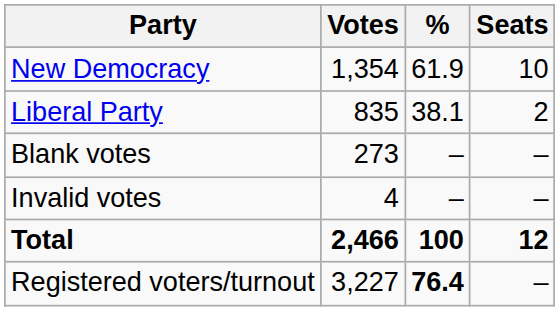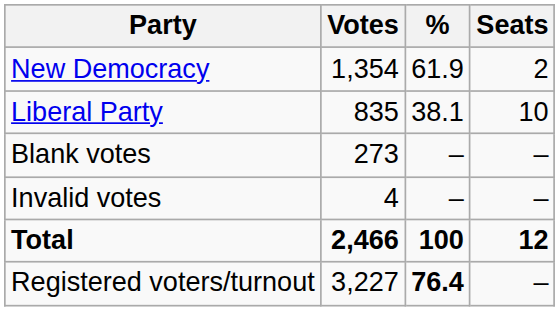(533, 68) 10 -> (541, 68) 2
(541, 111) 2 -> (533, 111) 10
